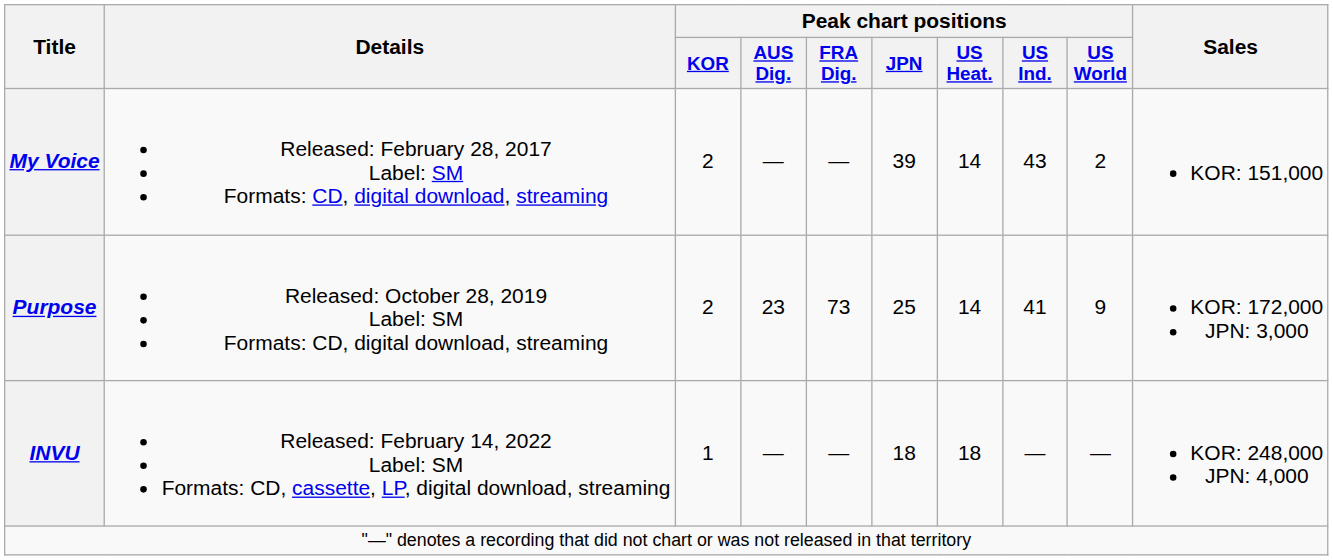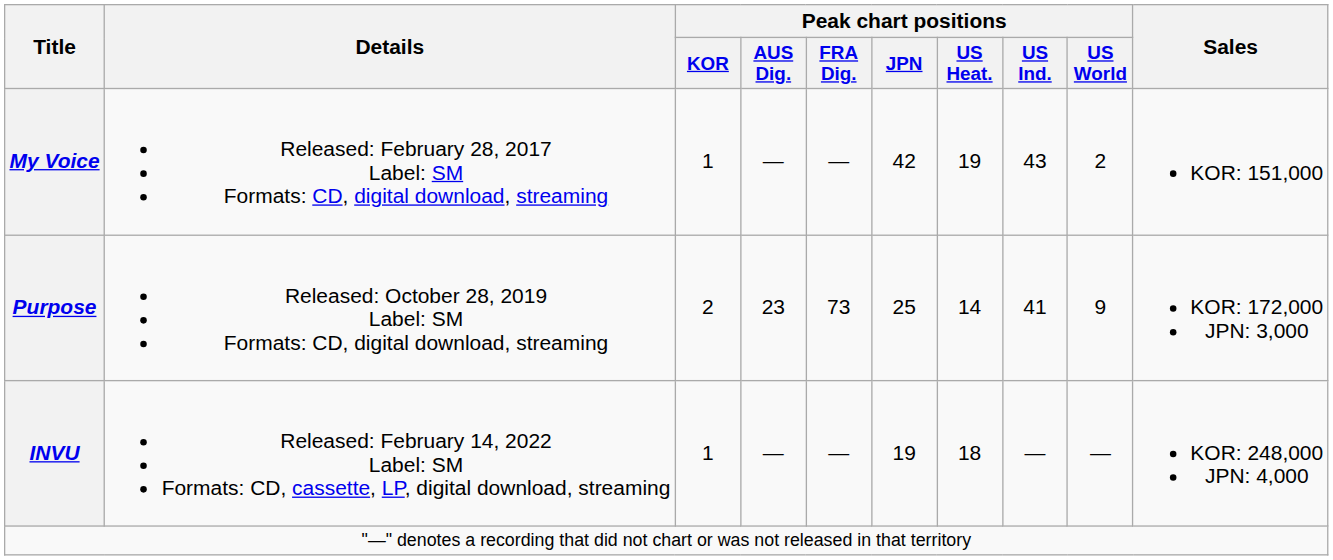(708, 161) 2 -> (708, 161) 1
(904, 161) 39 -> (904, 161) 42
(970, 161) 14 -> (970, 161) 19
(904, 453) 18 -> (904, 453) 19
